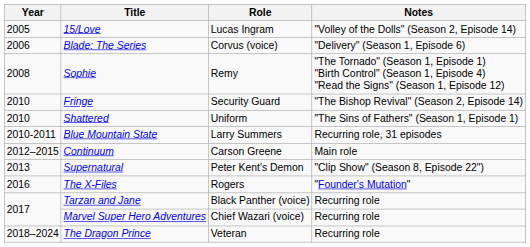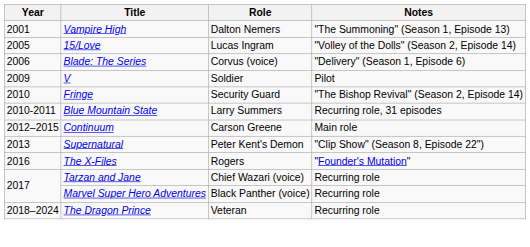+ row: (95, 29)
- row: (80, 73)
+ row: (67, 78)
- row: (86, 118)
(260, 201) Black Panther (voice) -> (257, 177) Chief Wazari (voice)
(257, 217) Chief Wazari (voice) -> (260, 194) Black Panther (voice)
